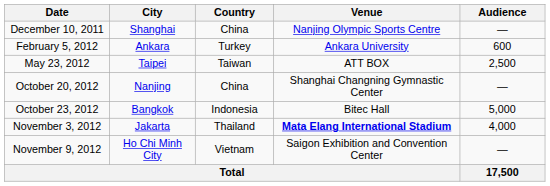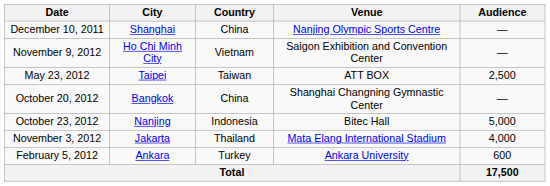rows swapped: (57, 47) <-> (57, 150)
(152, 87) Nanjing -> (152, 99) Bangkok
(152, 110) Bangkok -> (152, 122) Nanjing
(367, 127) bold -> (367, 139) normal
